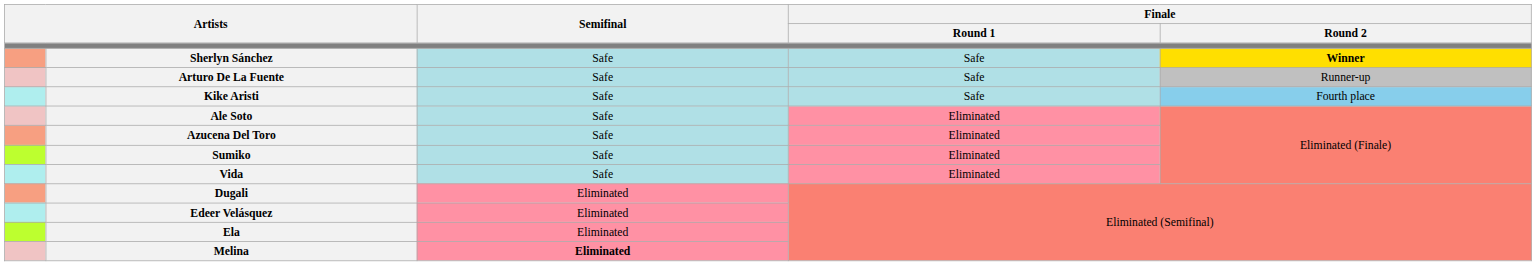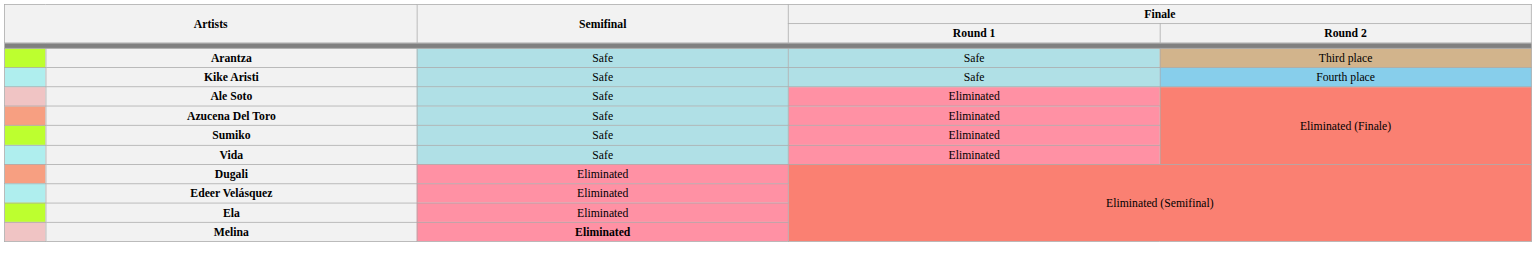- row: (231, 58)
- row: (231, 77)
+ row: (231, 58)
